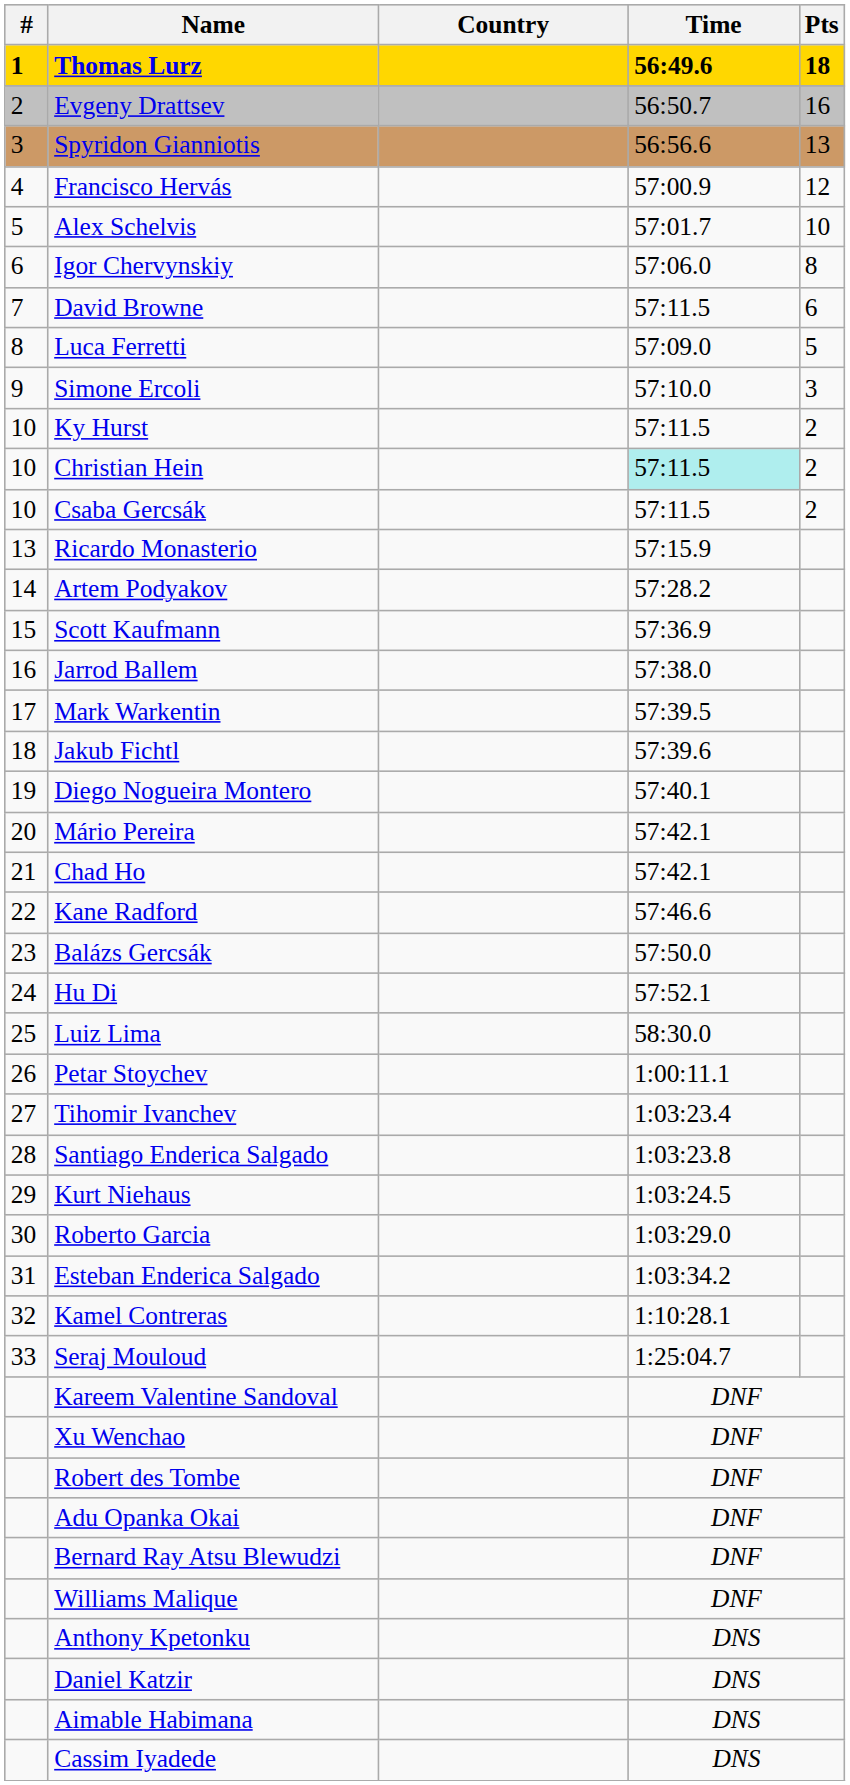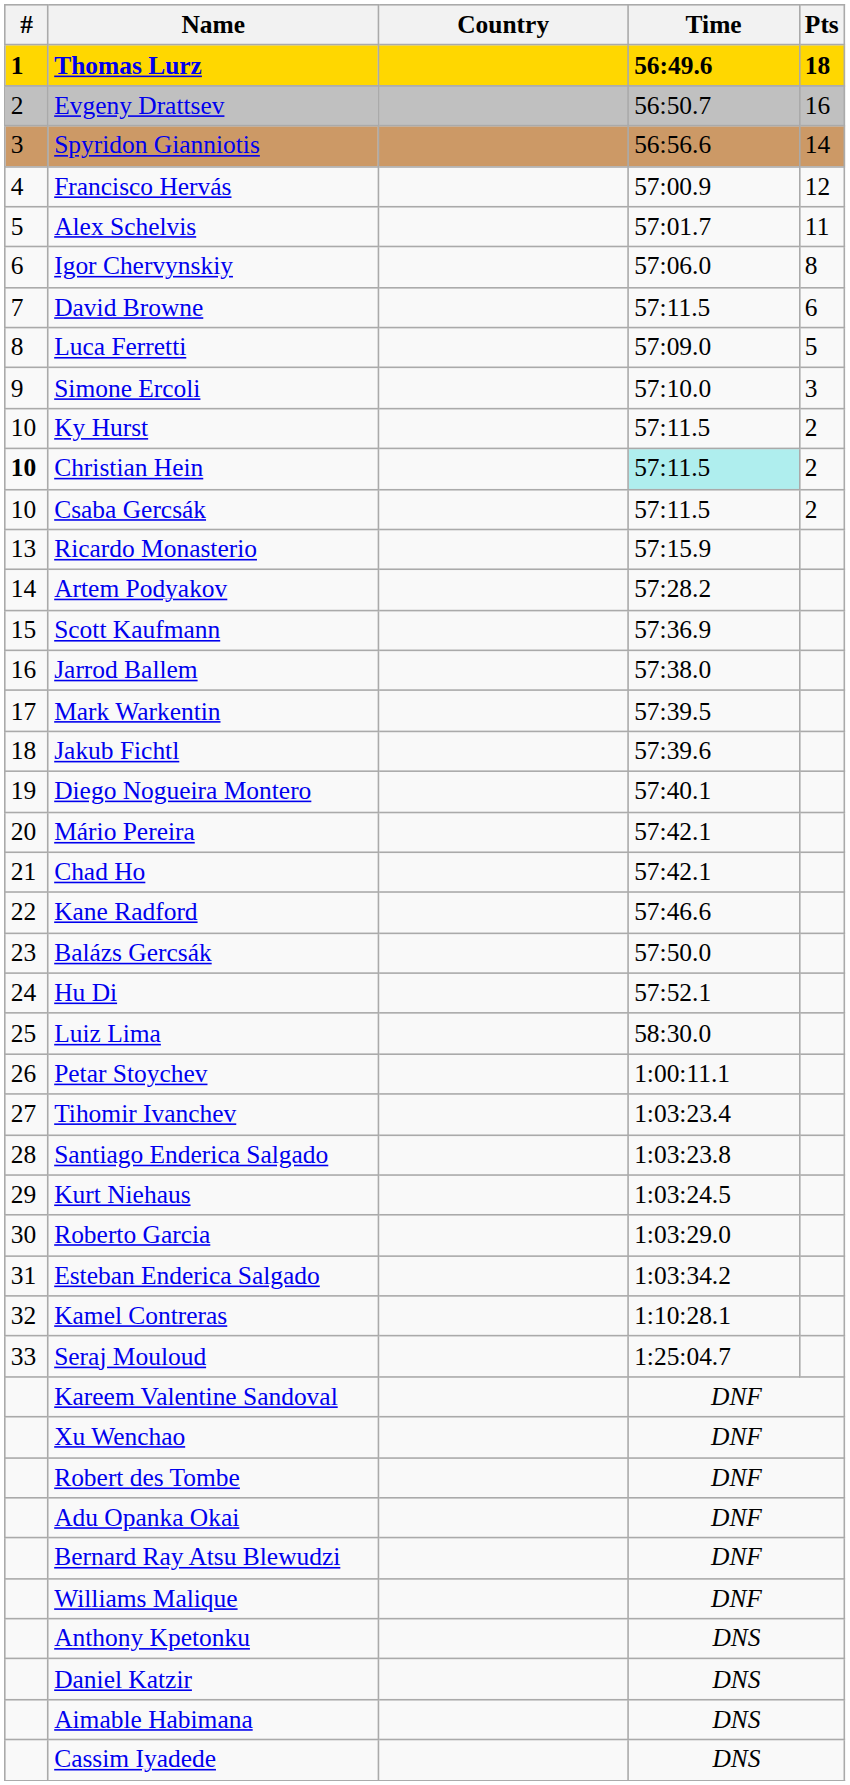(818, 145) 13 -> (818, 145) 14
(818, 226) 10 -> (817, 226) 11
(23, 468) normal -> (23, 468) bold
